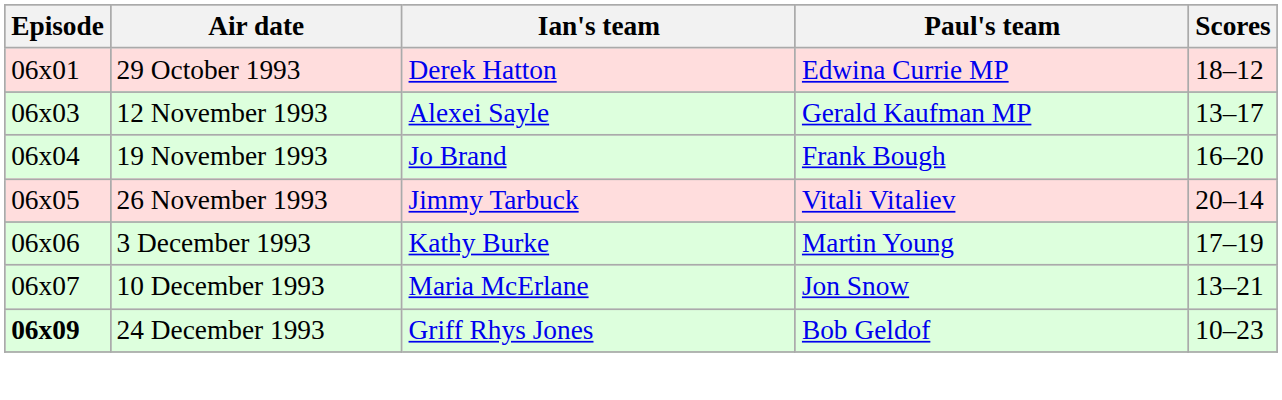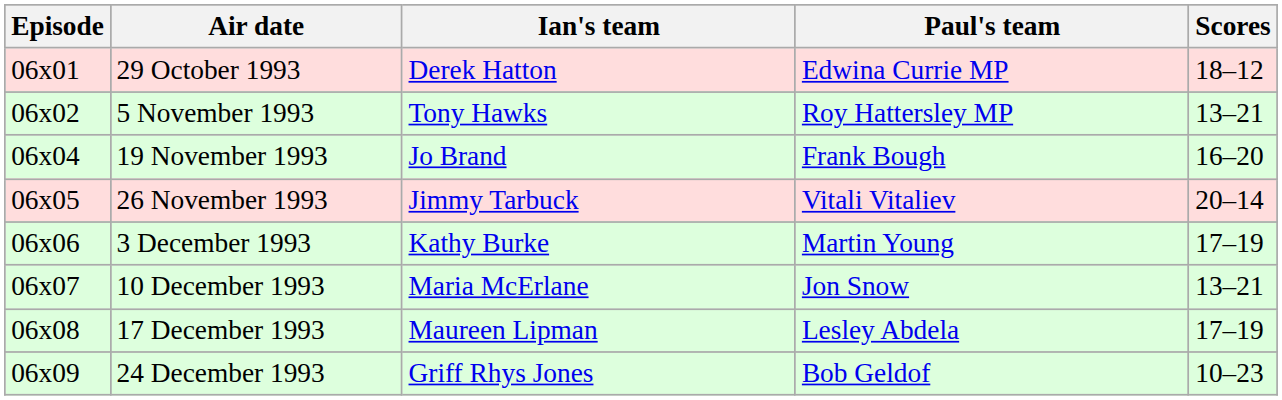+ row: (215, 112)
- row: (222, 112)
+ row: (221, 329)
(45, 329) bold -> (45, 373) normal
